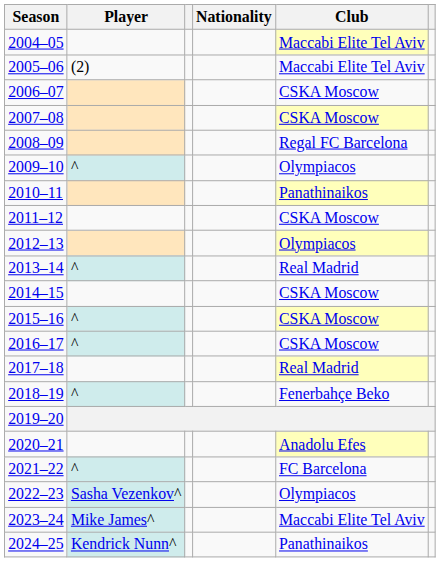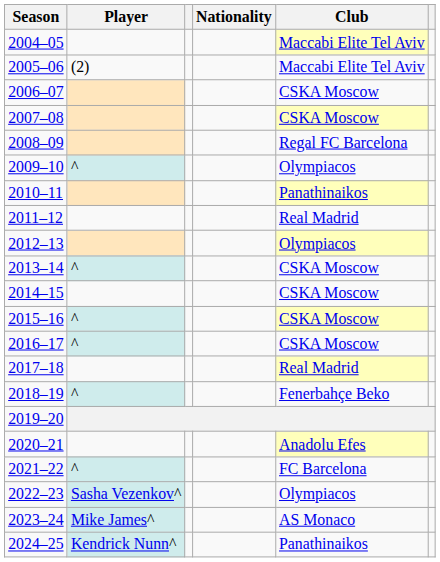(329, 218) CSKA Moscow -> (319, 218) Real Madrid
(319, 268) Real Madrid -> (329, 268) CSKA Moscow
(352, 519) Maccabi Elite Tel Aviv -> (317, 519) AS Monaco
